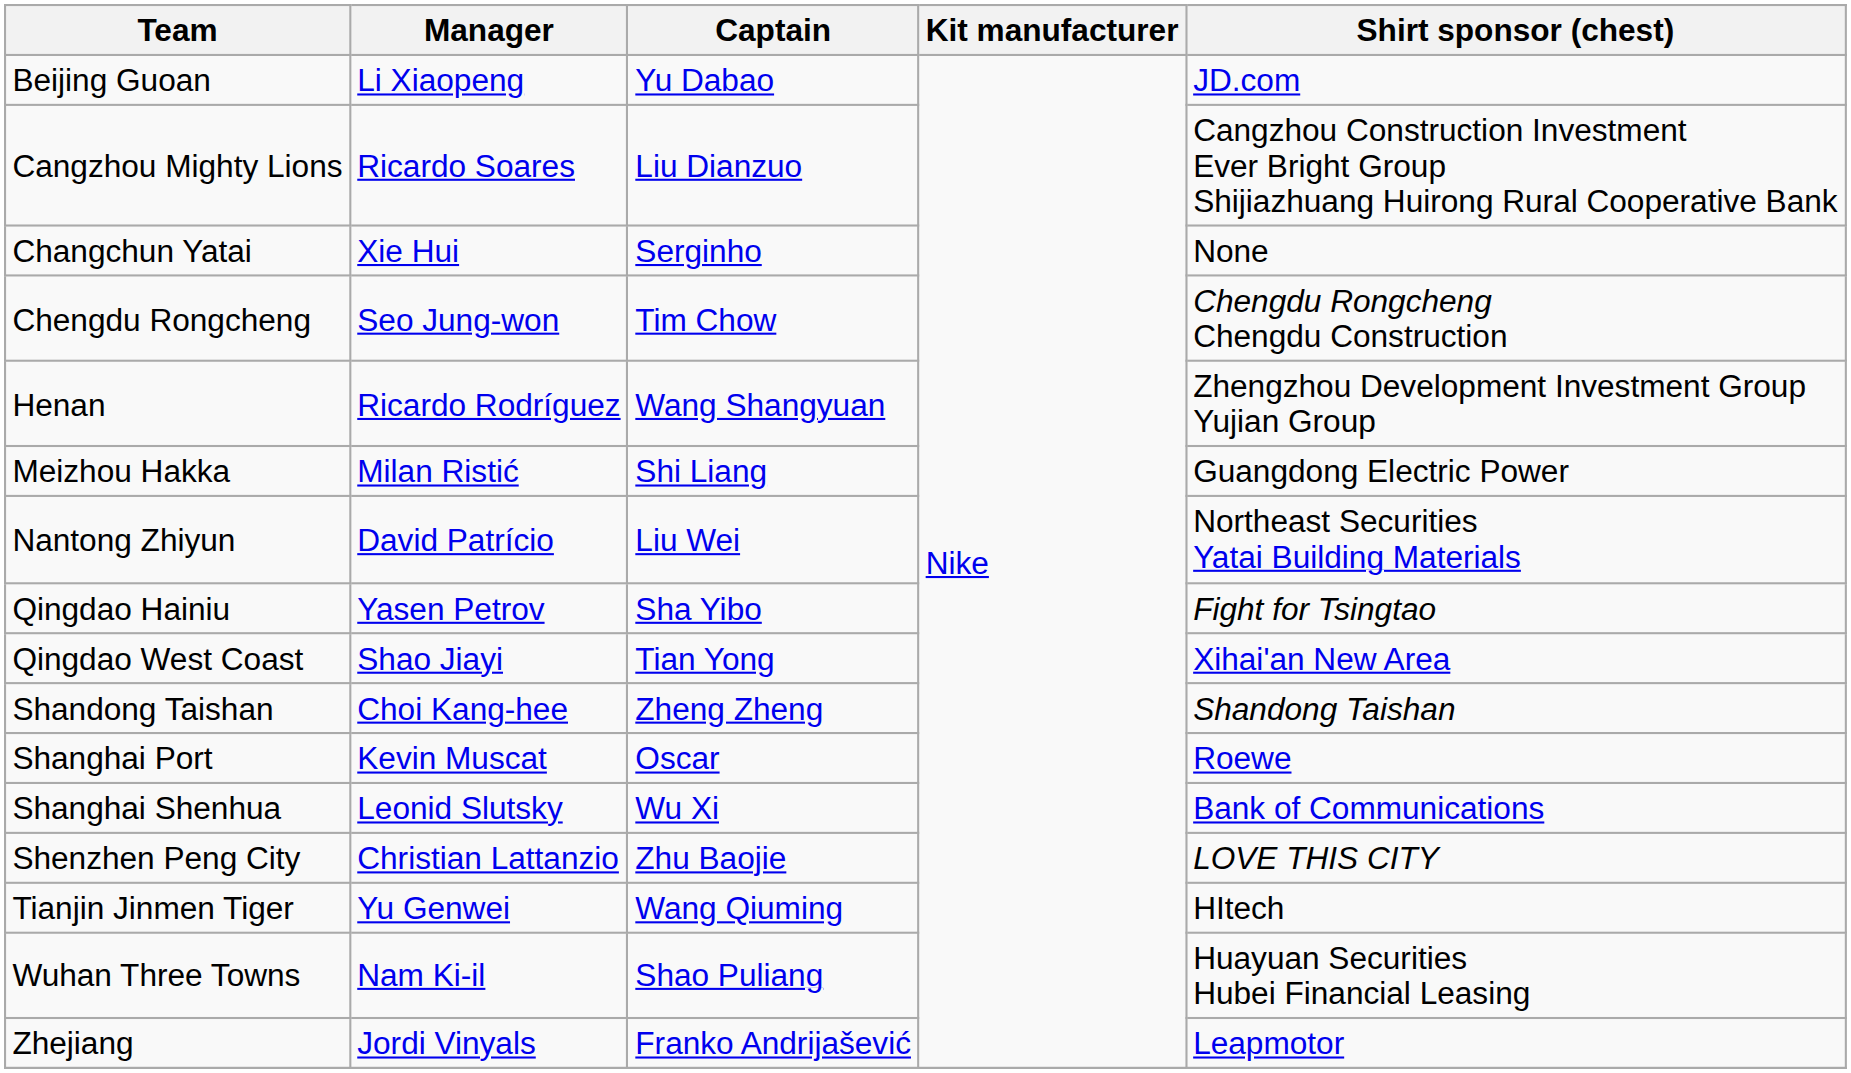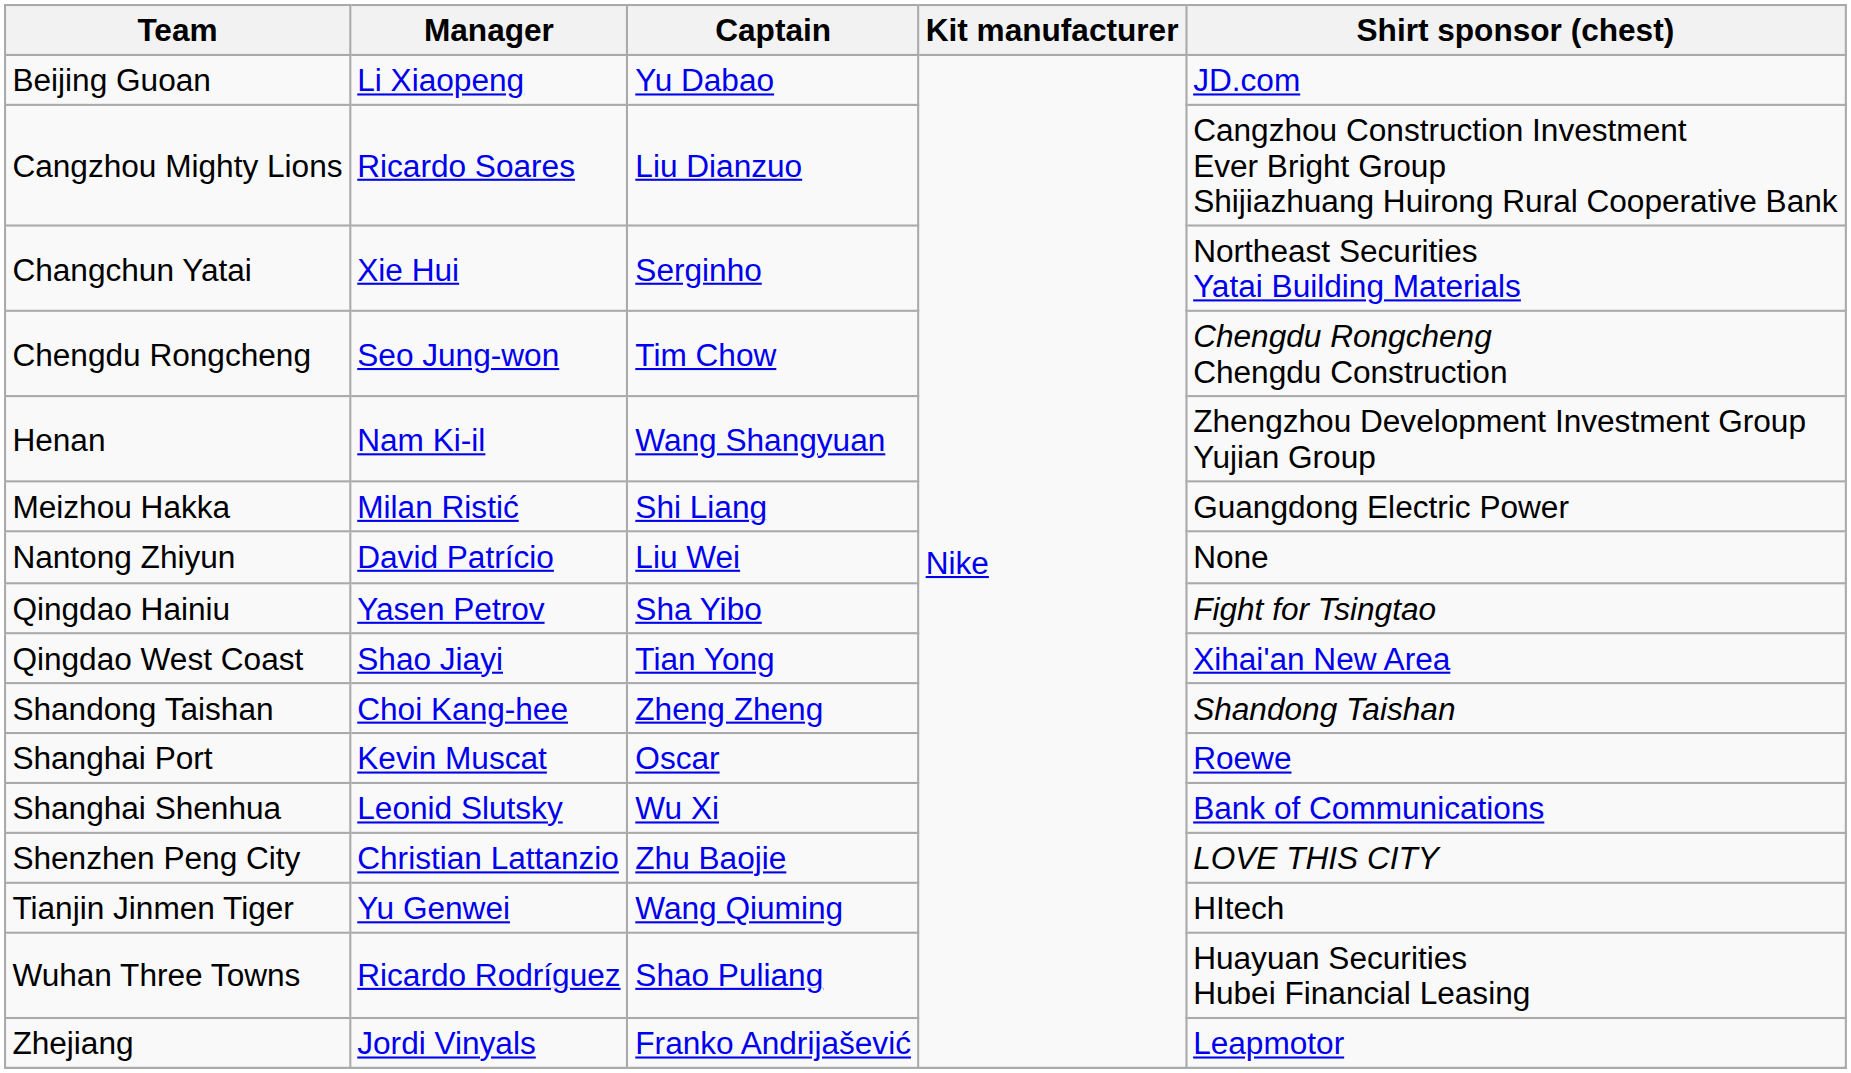(1231, 251) None -> (1357, 269) Northeast Securities Yatai Building Materials
(489, 404) Ricardo Rodríguez -> (421, 440) Nam Ki-il
(1357, 540) Northeast Securities Yatai Building Materials -> (1231, 557) None
(421, 975) Nam Ki-il -> (489, 975) Ricardo Rodríguez
